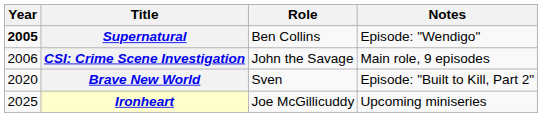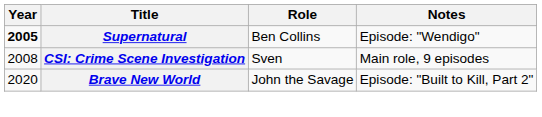(23, 58) 2006 -> (23, 58) 2008
(302, 58) John the Savage -> (267, 58) Sven
(267, 79) Sven -> (302, 79) John the Savage
- row: (145, 101)
